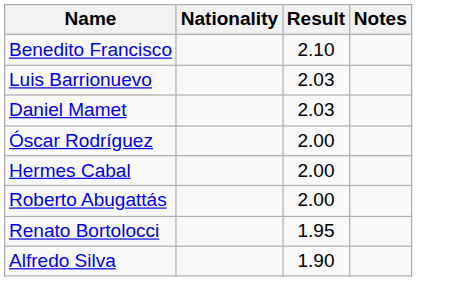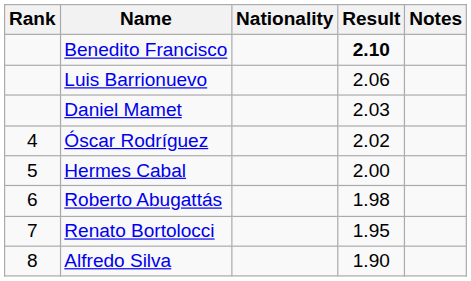+ column: (32, 19)
(316, 49) normal -> (371, 49) bold
(316, 79) 2.03 -> (371, 79) 2.06
(316, 140) 2.00 -> (371, 140) 2.02
(316, 200) 2.00 -> (371, 200) 1.98
